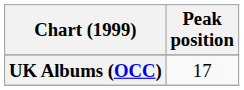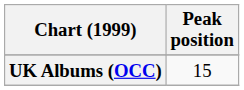(202, 70) 17 -> (202, 70) 15
